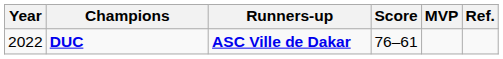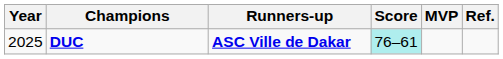(25, 41) 2022 -> (25, 41) 2025
(396, 41) no background -> (396, 41) paleturquoise background
